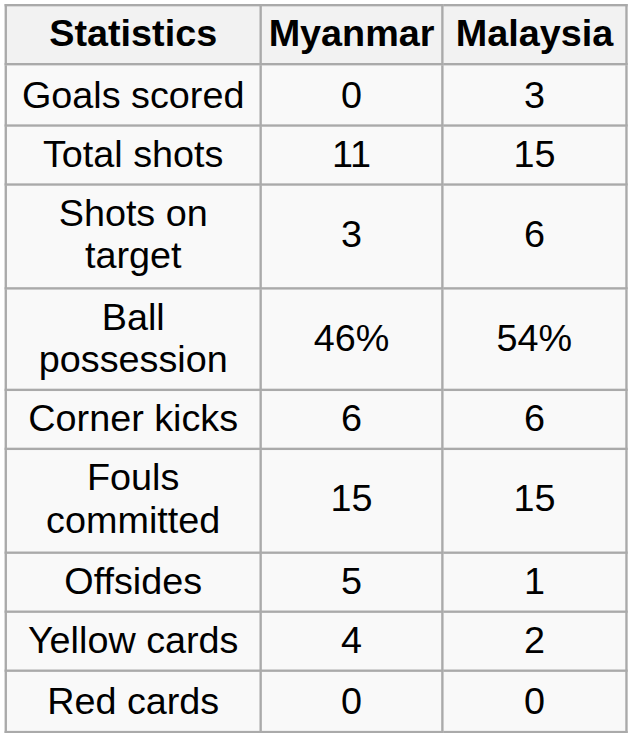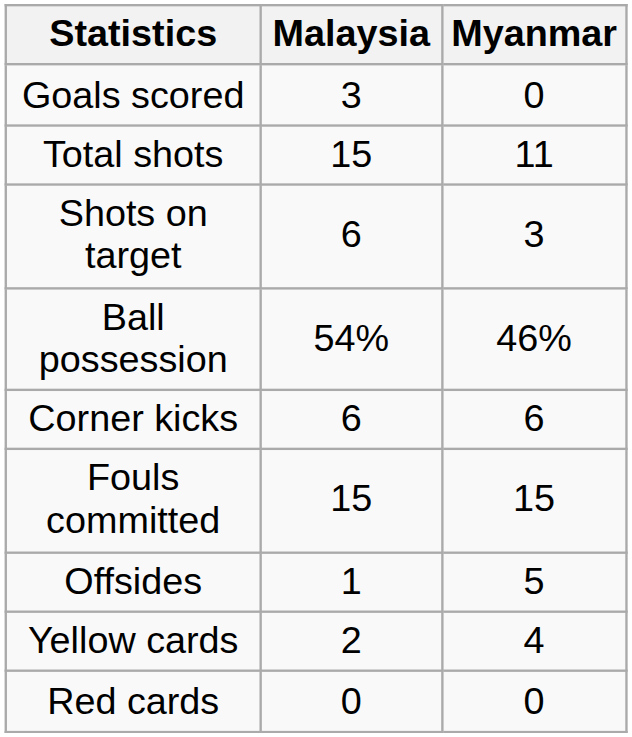columns swapped: (534, 34) <-> (352, 34)
